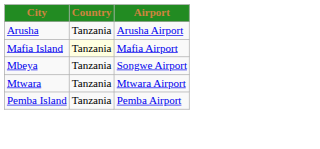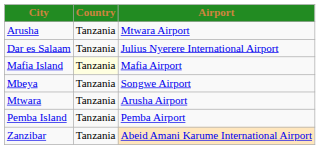(150, 30) Arusha Airport -> (155, 30) Mtwara Airport
+ row: (39, 48)
(151, 83) Mtwara Airport -> (154, 100) Arusha Airport
+ row: (27, 135)
